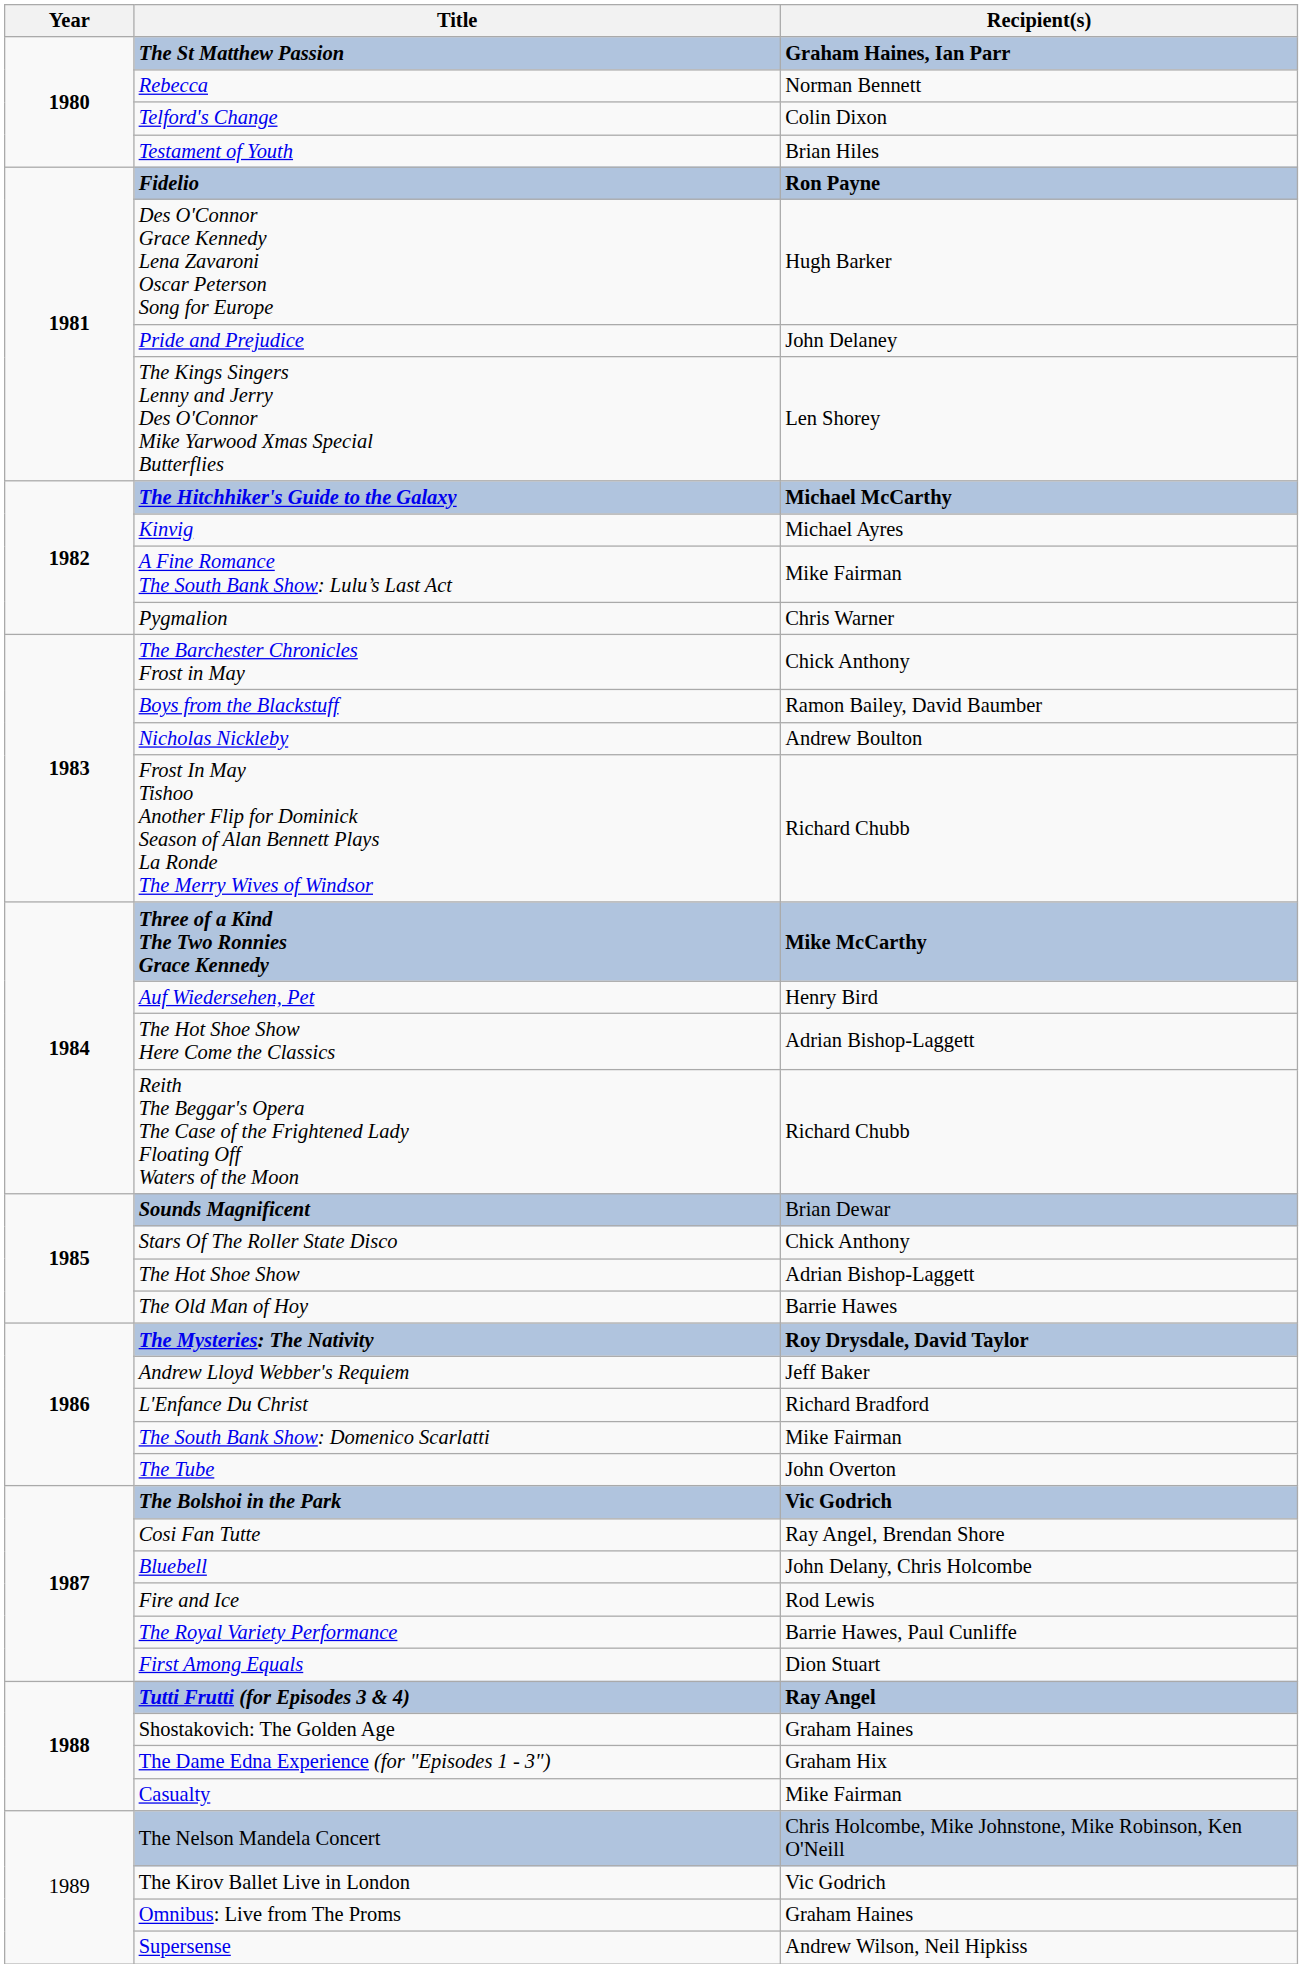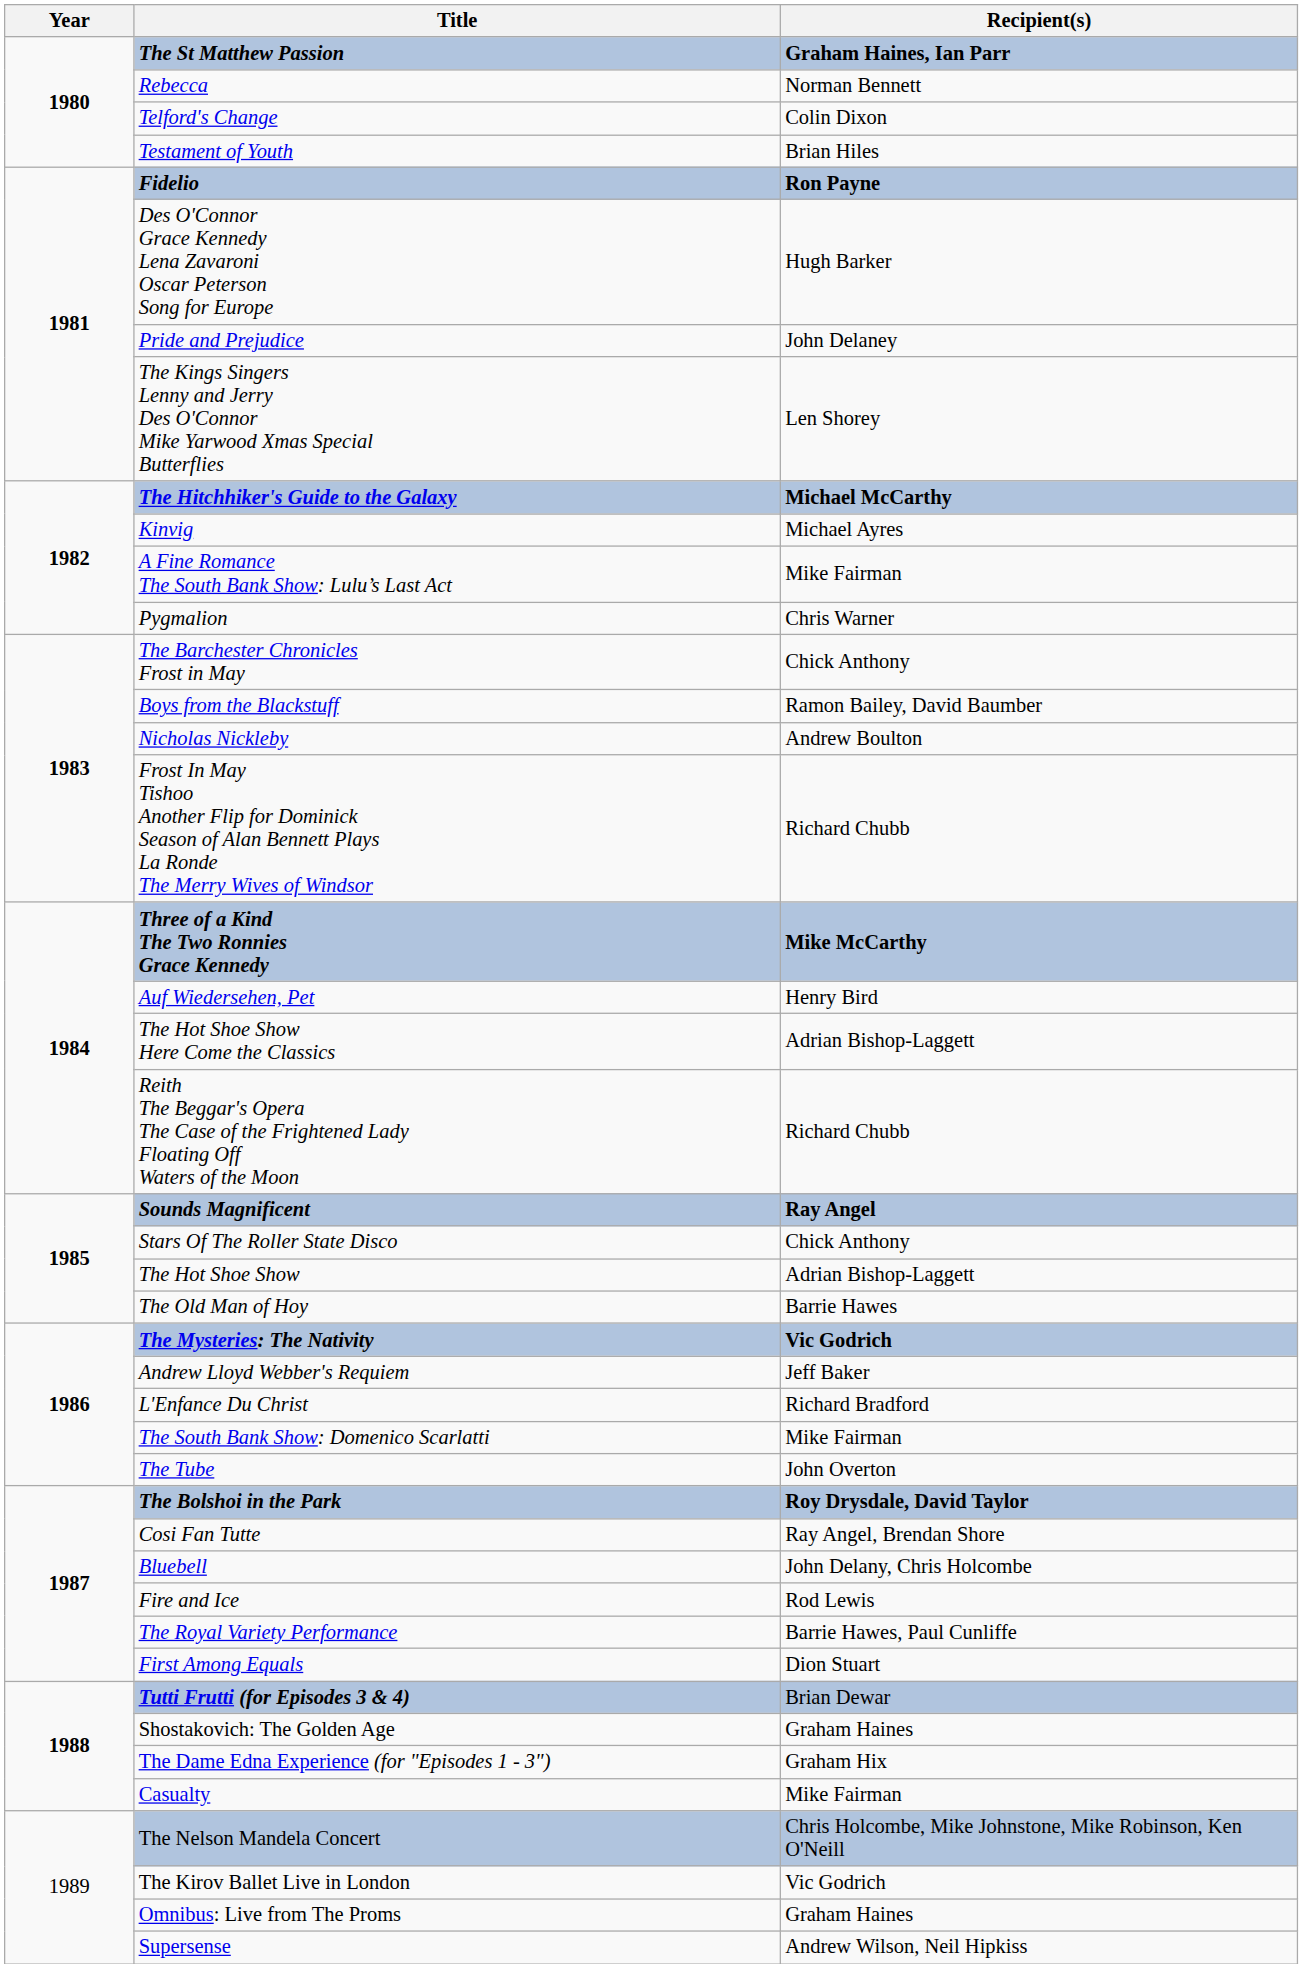(838, 1209) Brian Dewar -> (830, 1209) Ray Angel
(907, 1339) Roy Drysdale, David Taylor -> (839, 1339) Vic Godrich
(839, 1502) Vic Godrich -> (907, 1502) Roy Drysdale, David Taylor
(830, 1696) Ray Angel -> (838, 1696) Brian Dewar
